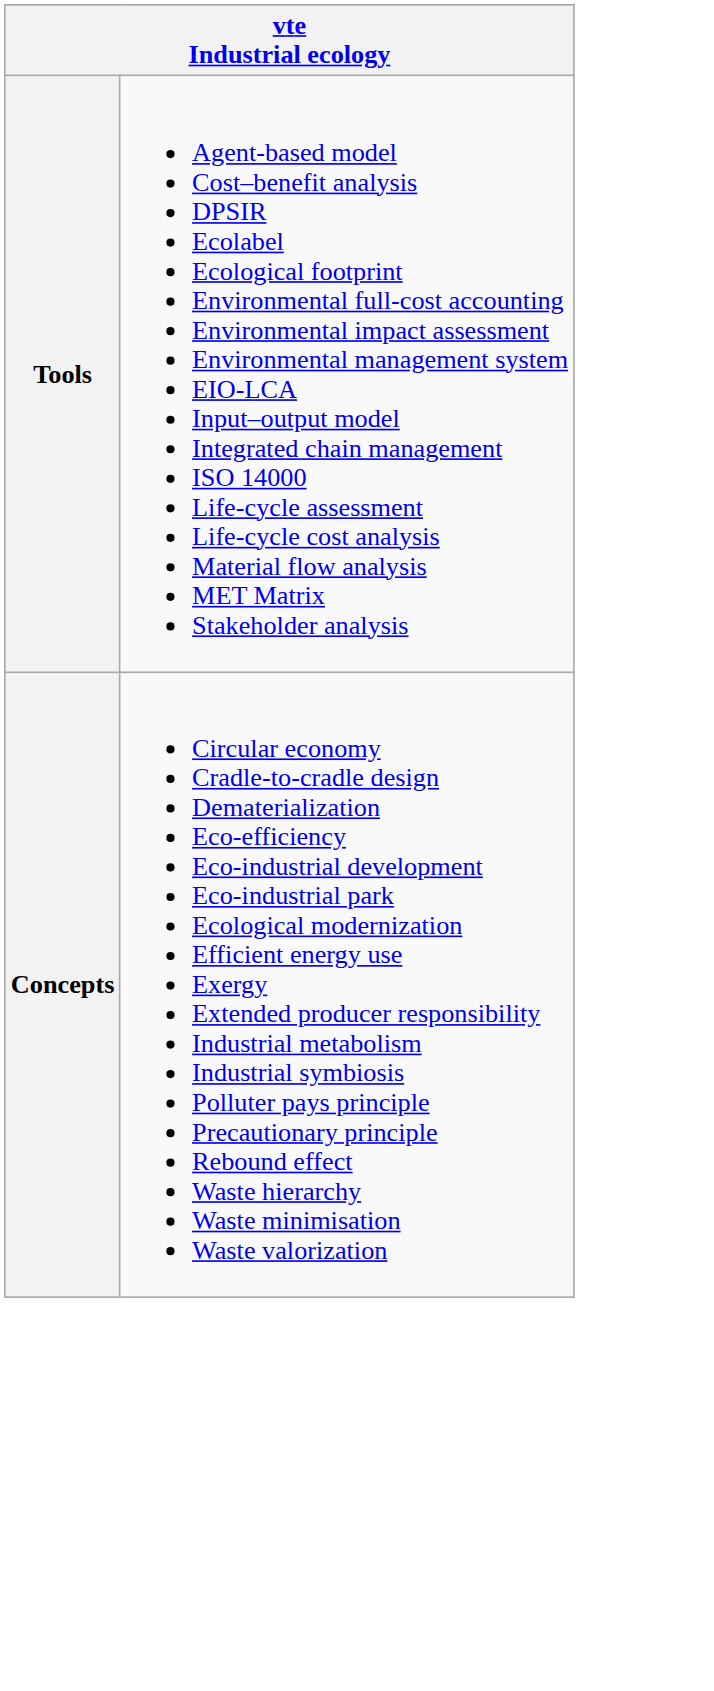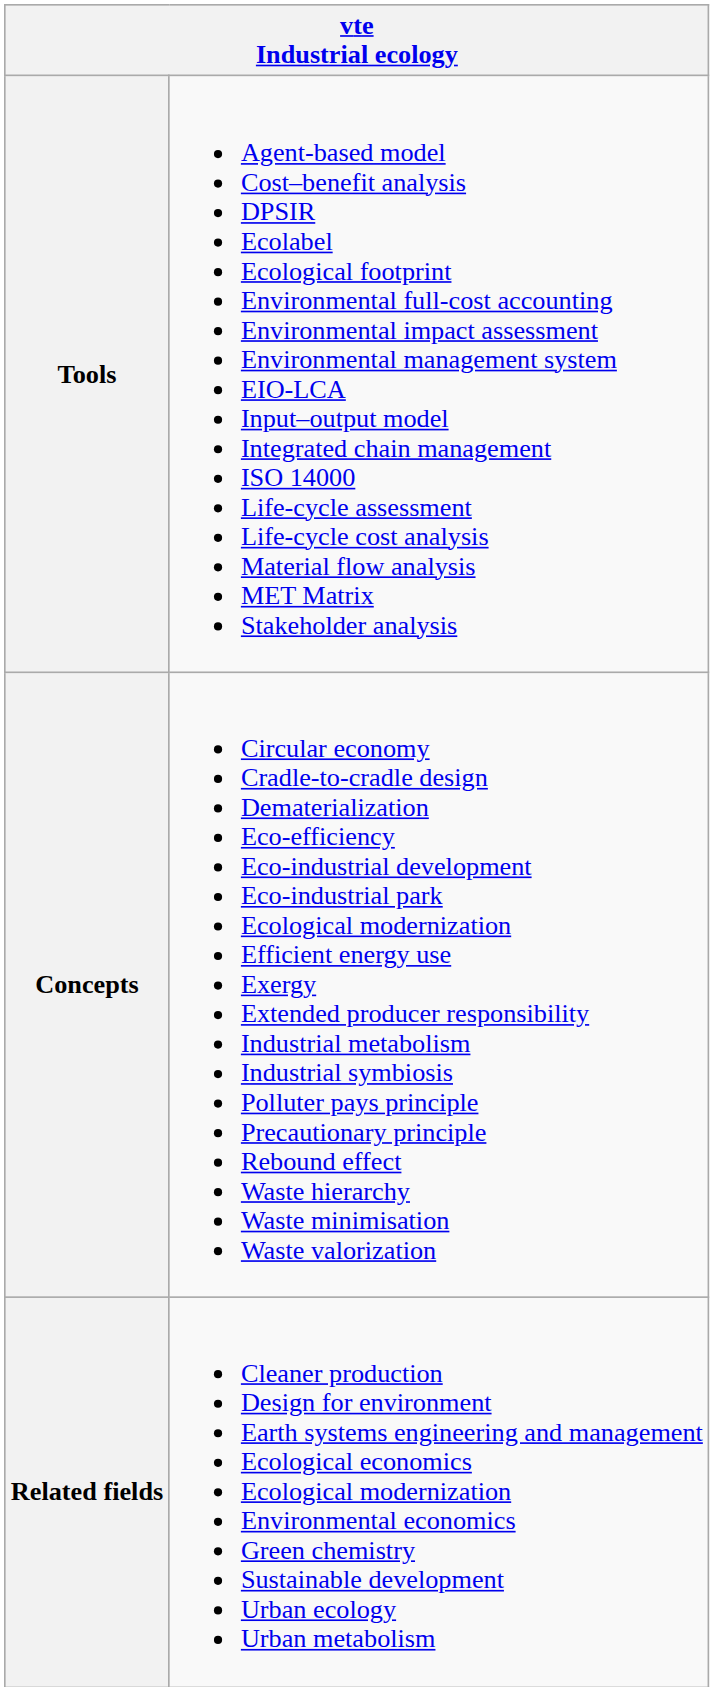+ row: (87, 1491)
